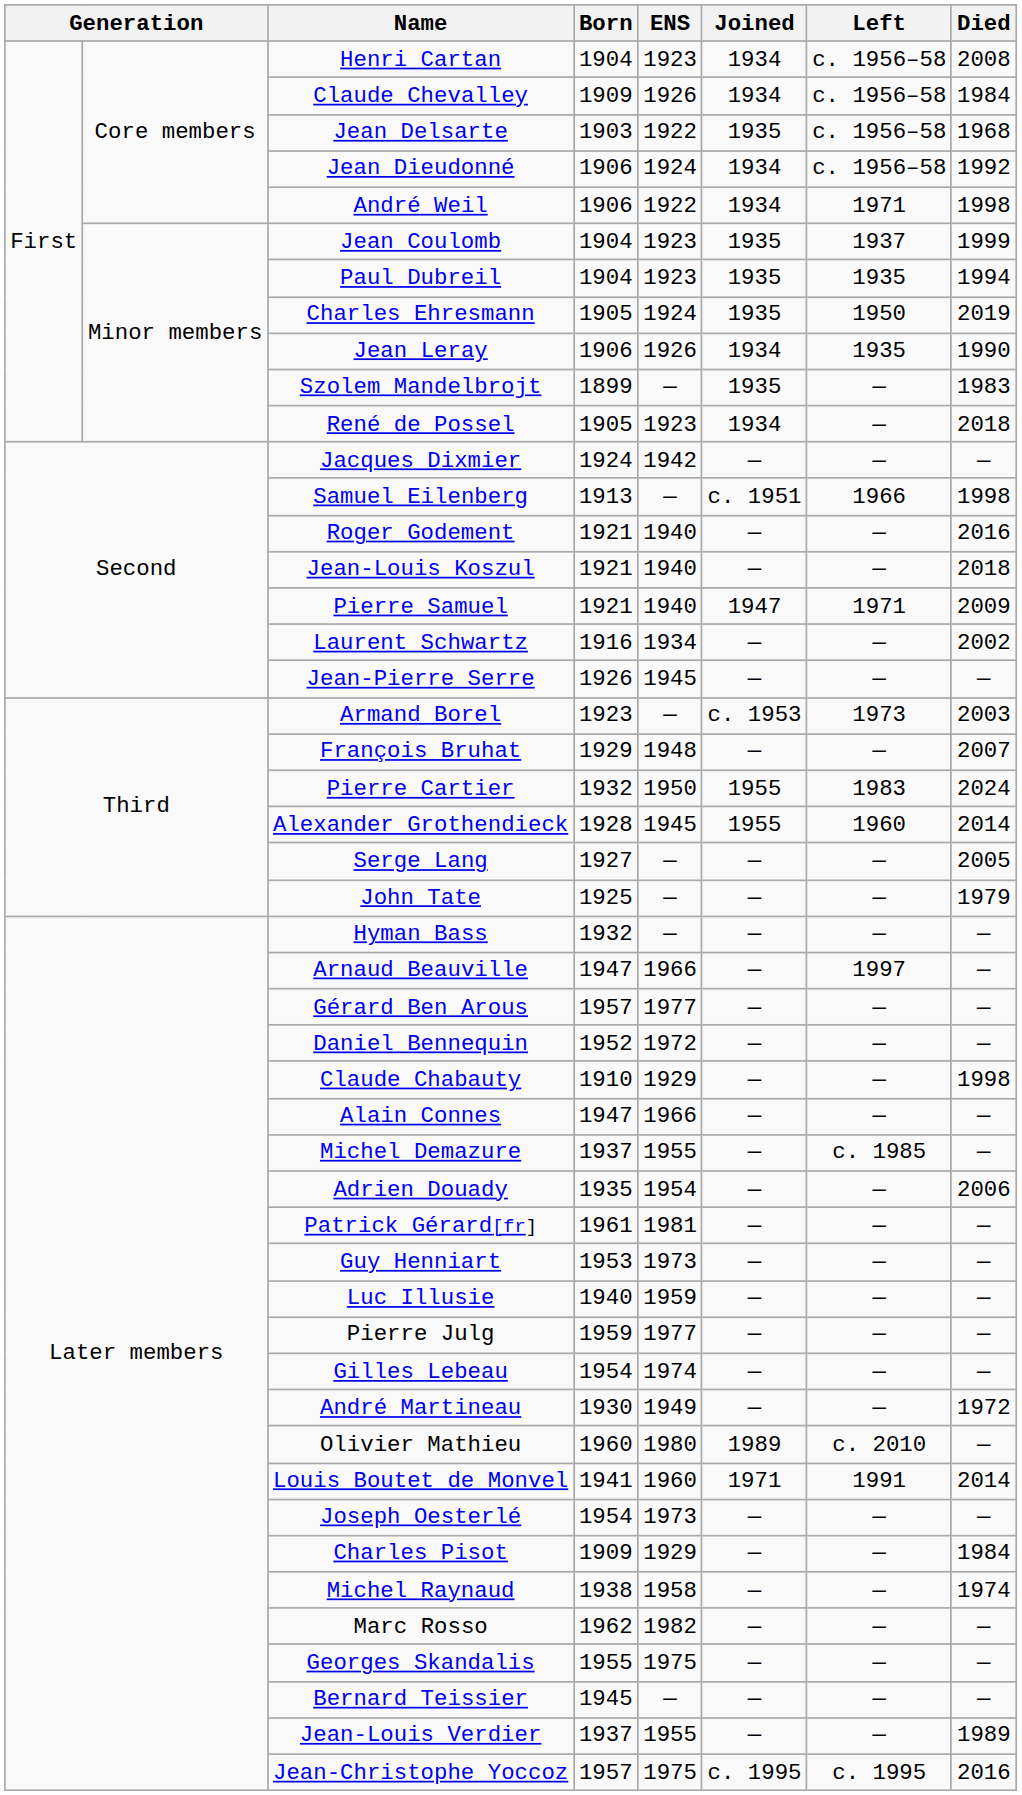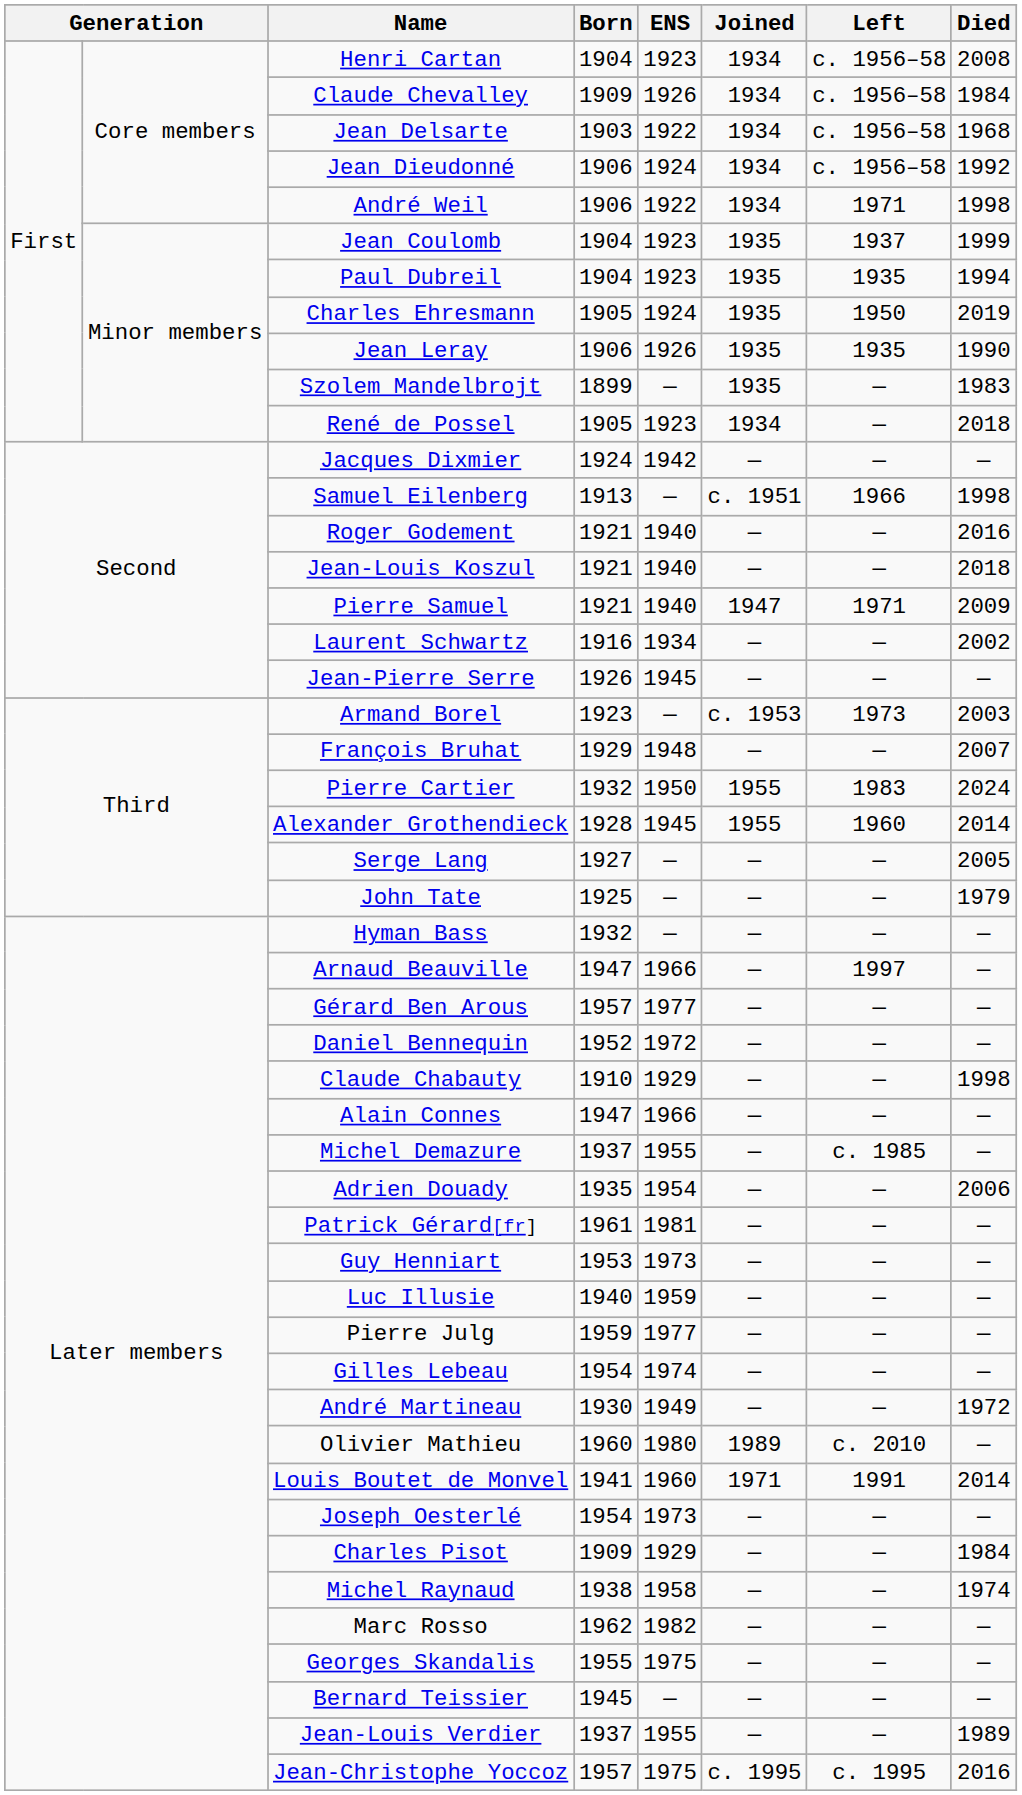(755, 132) 1935 -> (755, 132) 1934
(755, 351) 1934 -> (755, 351) 1935
